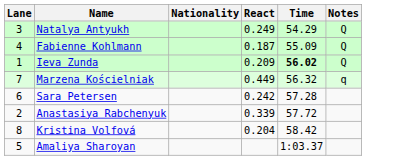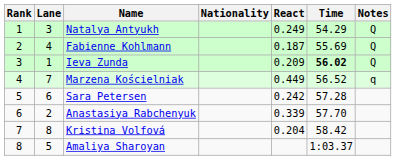+ column: (19, 13)
(302, 46) 55.09 -> (331, 46) 55.69
(302, 80) 56.32 -> (331, 80) 56.52
(302, 113) 57.72 -> (331, 113) 57.70
